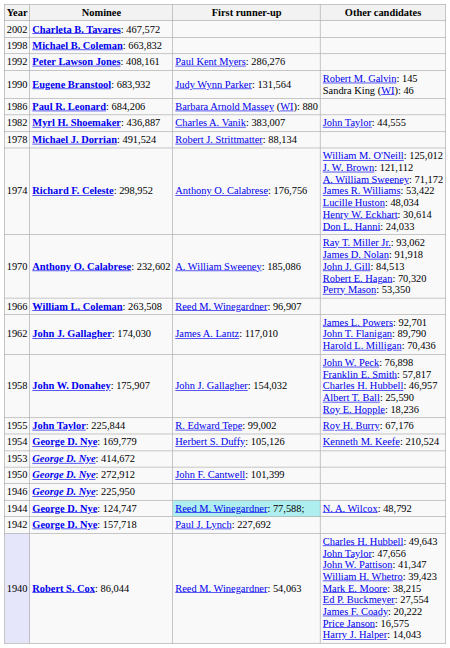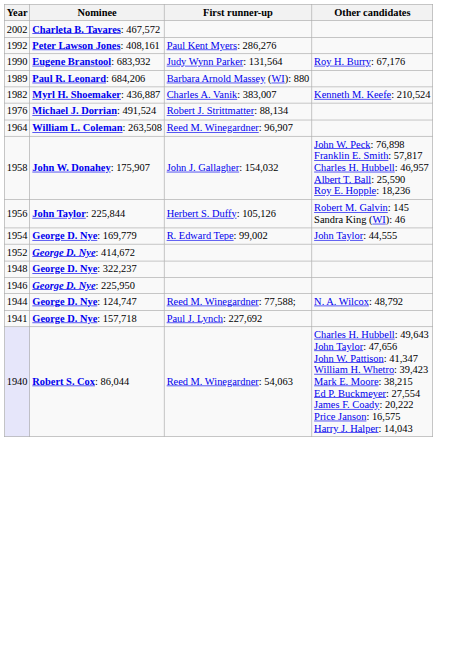- row: (97, 45)
(370, 84) Robert M. Galvin: 145 Sandra King (WI): 46 -> (360, 62) Roy H. Burry: 67,176
(17, 106) 1986 -> (17, 78) 1989
(364, 123) John Taylor: 44,555 -> (372, 95) Kenneth M. Keefe: 210,524
(17, 139) 1978 -> (17, 111) 1976
- row: (93, 191)
- row: (101, 266)
(17, 306) 1966 -> (17, 128) 1964
- row: (92, 334)
(17, 426) 1955 -> (17, 213) 1956
(226, 426) R. Edward Tepe: 99,002 -> (221, 213) Herbert S. Duffy: 105,126
(368, 426) Roy H. Burry: 67,176 -> (362, 213) Robert M. Galvin: 145 Sandra King (WI): 46
(230, 442) Herbert S. Duffy: 105,126 -> (217, 236) R. Edward Tepe: 99,002
(381, 442) Kenneth M. Keefe: 210,524 -> (356, 236) John Taylor: 44,555
(17, 459) 1953 -> (17, 252) 1952
- row: (84, 475)
+ row: (84, 269)
(240, 508) paleturquoise background -> (231, 302) no background
(17, 525) 1942 -> (17, 318) 1941
